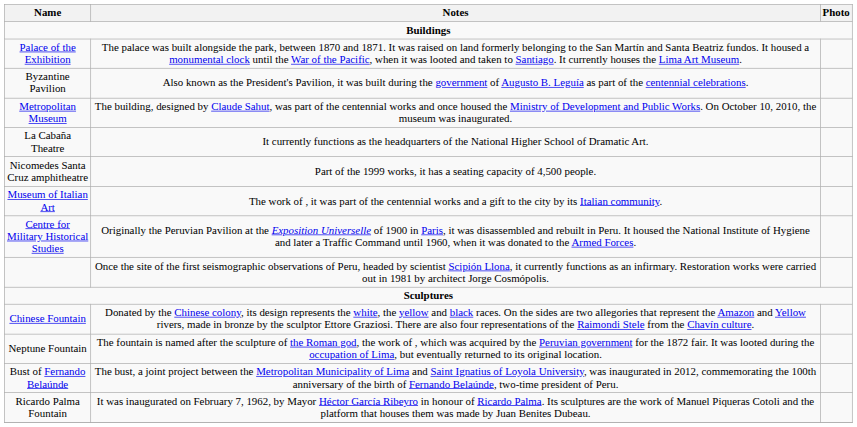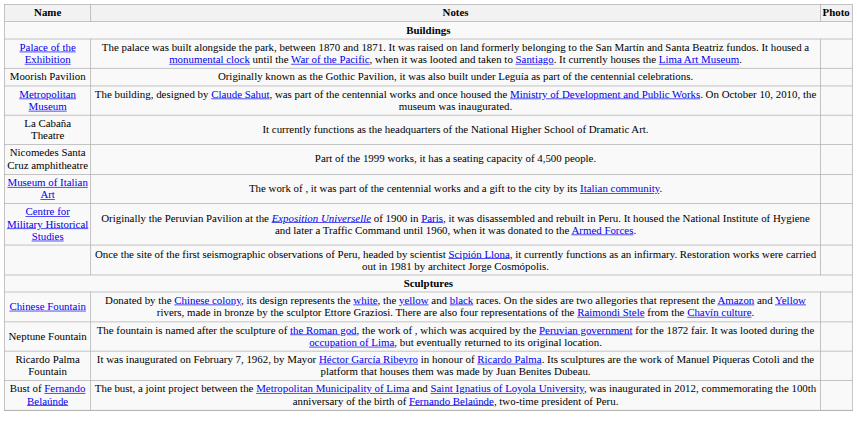- row: (48, 83)
+ row: (48, 77)
rows swapped: (48, 407) <-> (48, 378)
